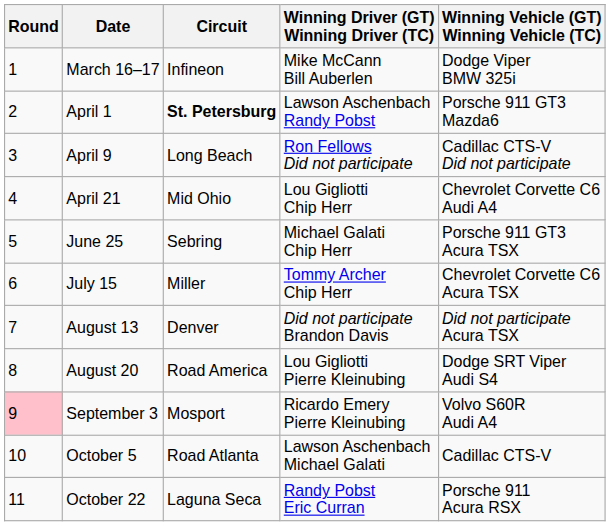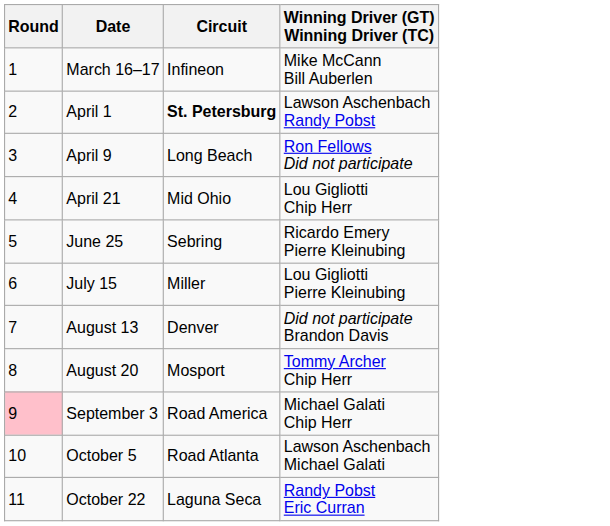- column: (522, 26)
(334, 242) Michael Galati Chip Herr -> (345, 242) Ricardo Emery Pierre Kleinubing
(335, 285) Tommy Archer Chip Herr -> (345, 285) Lou Gigliotti Pierre Kleinubing
(217, 371) Road America -> (196, 371) Mosport
(345, 371) Lou Gigliotti Pierre Kleinubing -> (335, 371) Tommy Archer Chip Herr
(196, 414) Mosport -> (217, 414) Road America
(345, 414) Ricardo Emery Pierre Kleinubing -> (334, 414) Michael Galati Chip Herr
